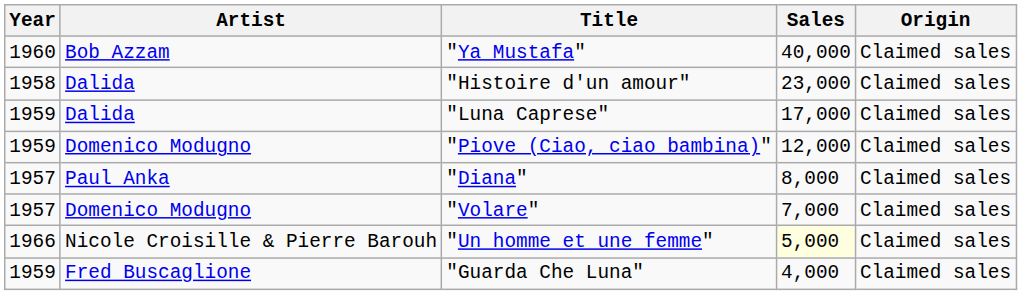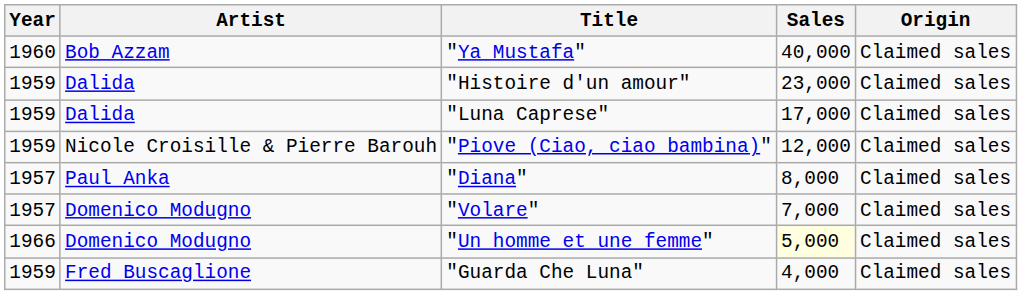(33, 84) 1958 -> (33, 84) 1959
(158, 147) Domenico Modugno -> (251, 147) Nicole Croisille & Pierre Barouh
(251, 242) Nicole Croisille & Pierre Barouh -> (158, 242) Domenico Modugno
